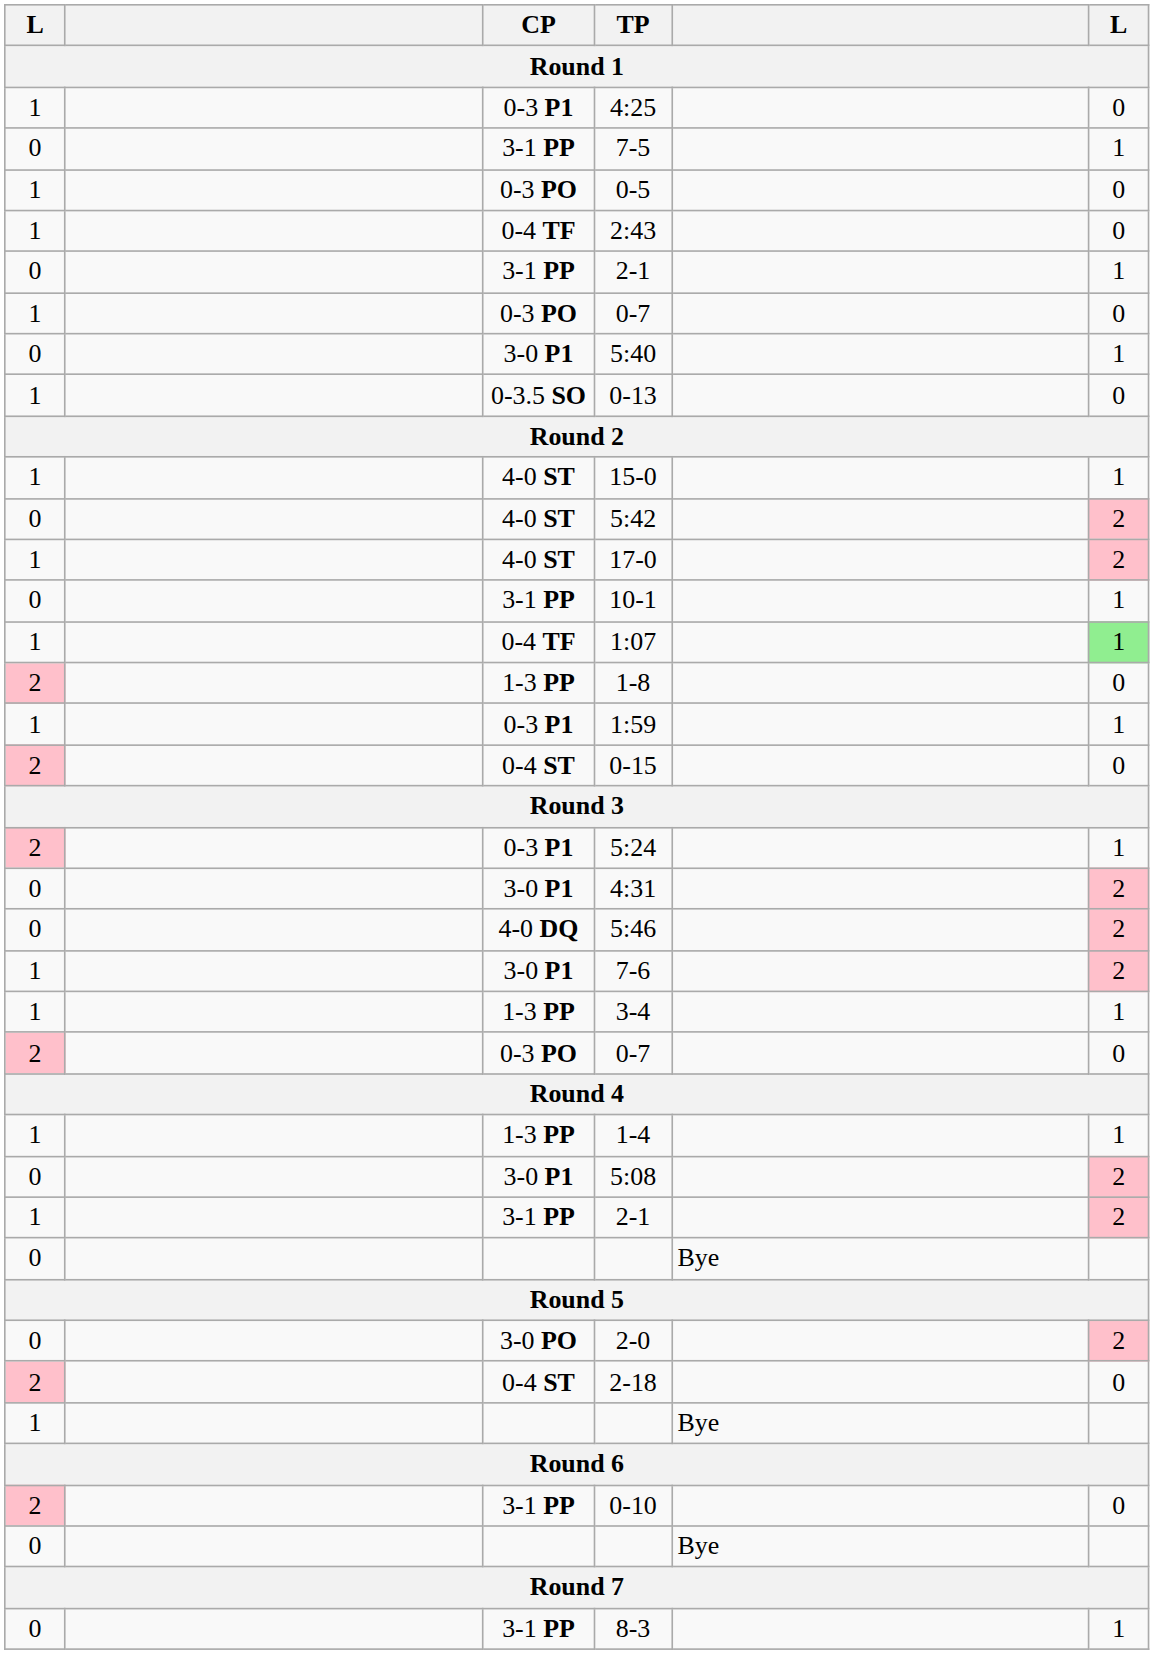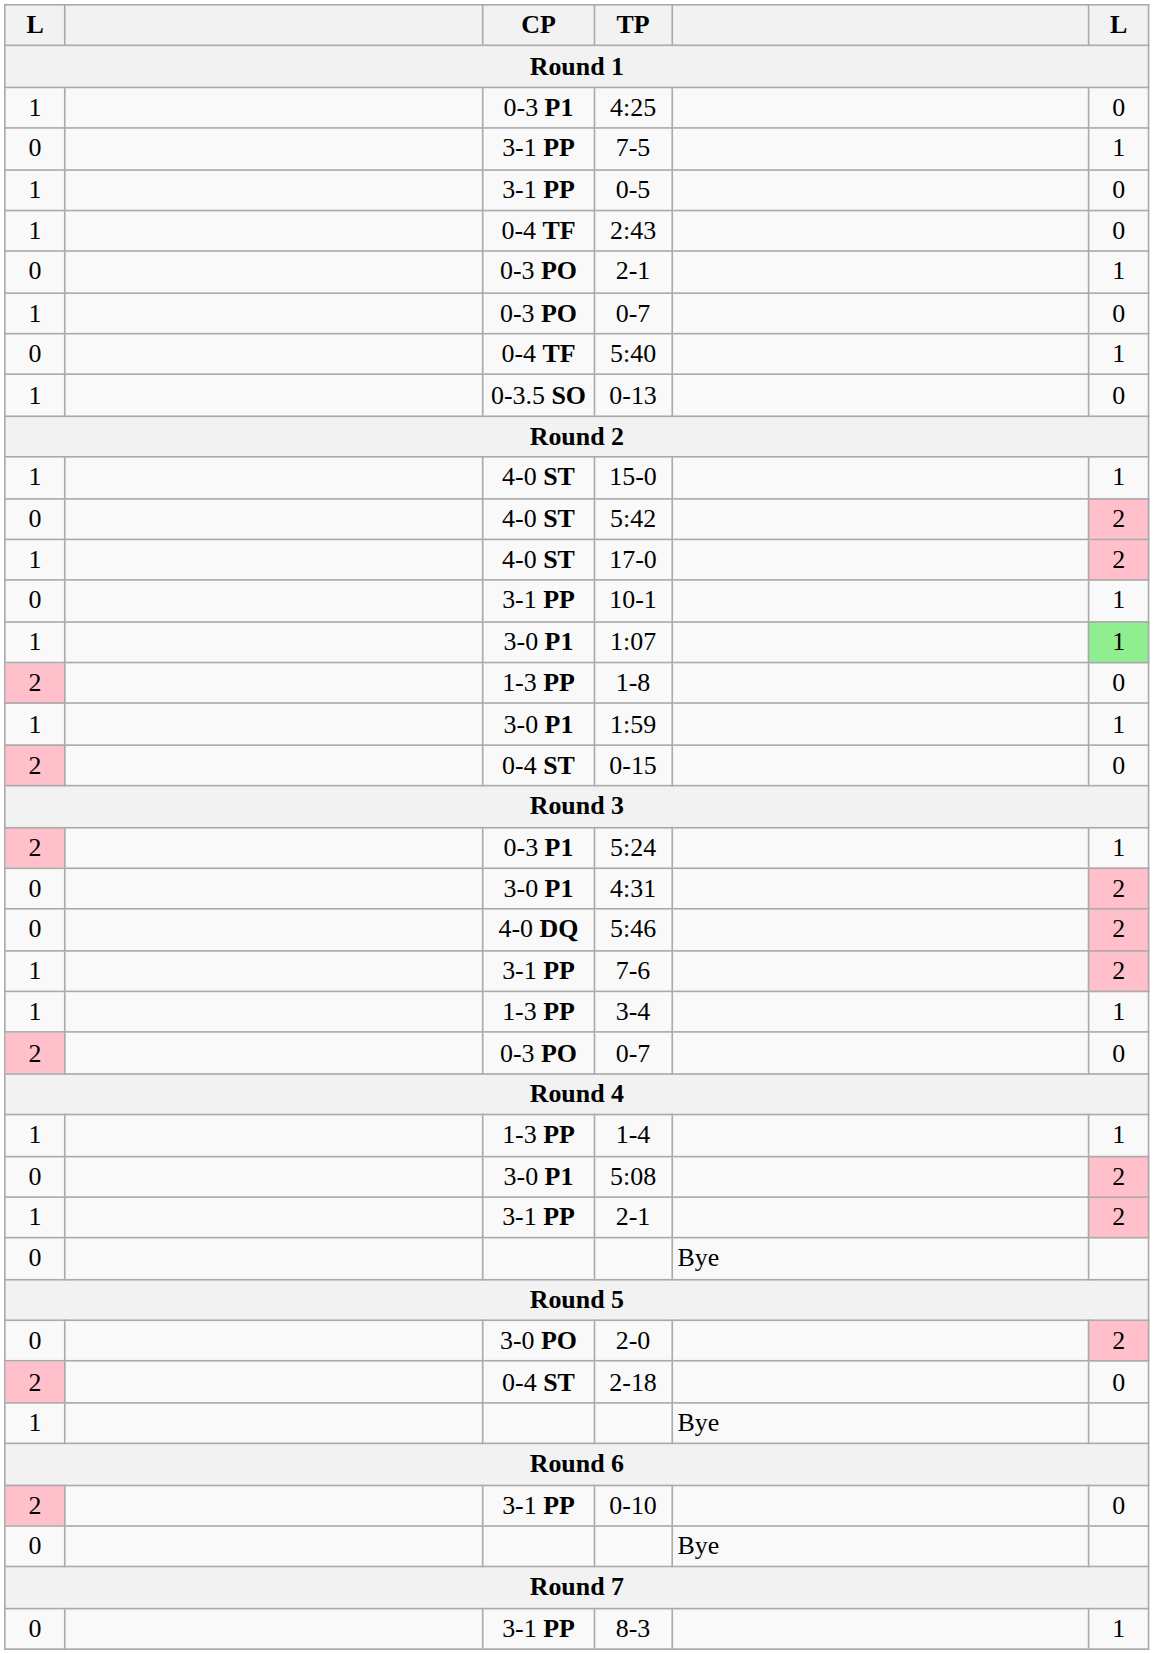(538, 189) 0-3 PO -> (538, 189) 3-1 PP
(538, 271) 3-1 PP -> (538, 271) 0-3 PO
(538, 353) 3-0 P1 -> (538, 353) 0-4 TF
(538, 641) 0-4 TF -> (538, 641) 3-0 P1
(538, 723) 0-3 P1 -> (538, 723) 3-0 P1
(538, 970) 3-0 P1 -> (538, 970) 3-1 PP
